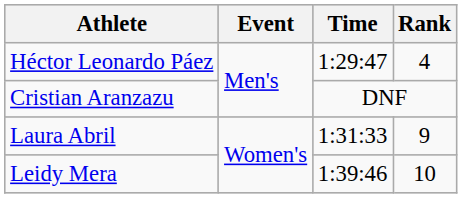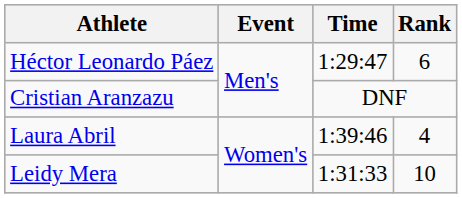(425, 61) 4 -> (425, 61) 6
(353, 136) 1:31:33 -> (353, 136) 1:39:46
(425, 136) 9 -> (425, 136) 4
(353, 173) 1:39:46 -> (353, 173) 1:31:33
